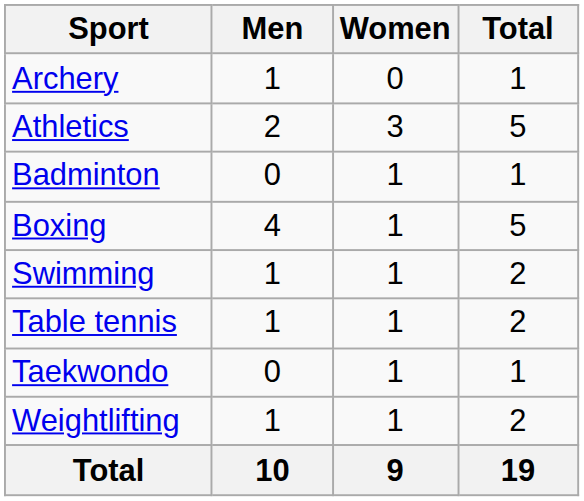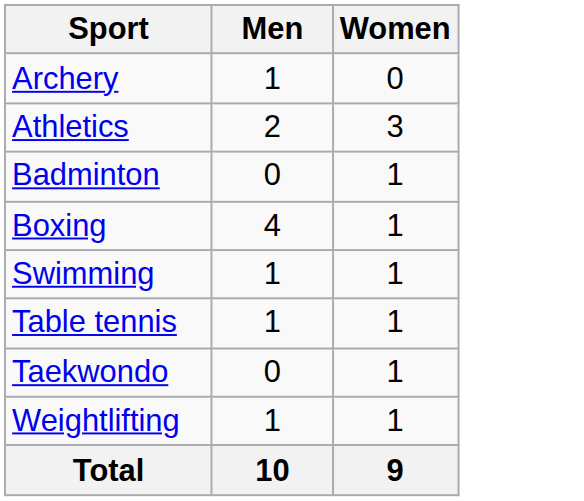- column: (518, 28)
